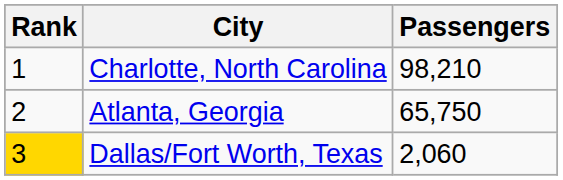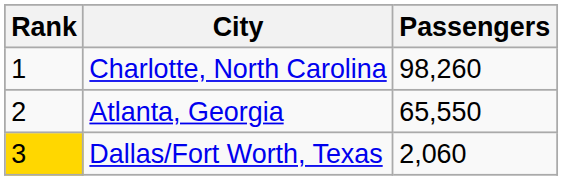(440, 69) 98,210 -> (440, 69) 98,260
(440, 112) 65,750 -> (440, 112) 65,550
